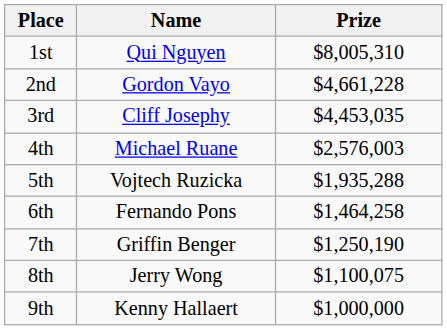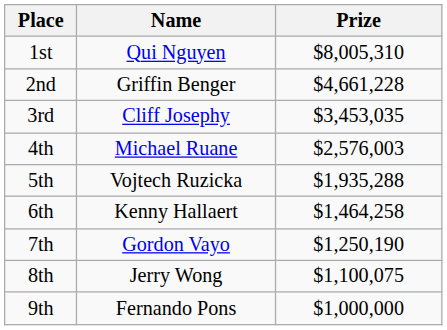(176, 84) Gordon Vayo -> (176, 84) Griffin Benger
(359, 116) $4,453,035 -> (359, 116) $3,453,035
(176, 212) Fernando Pons -> (176, 212) Kenny Hallaert
(176, 244) Griffin Benger -> (176, 244) Gordon Vayo
(176, 308) Kenny Hallaert -> (176, 308) Fernando Pons
